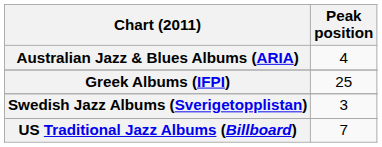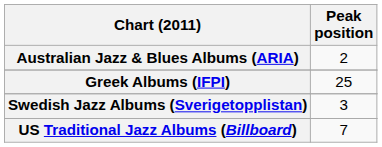(344, 57) 4 -> (344, 57) 2
